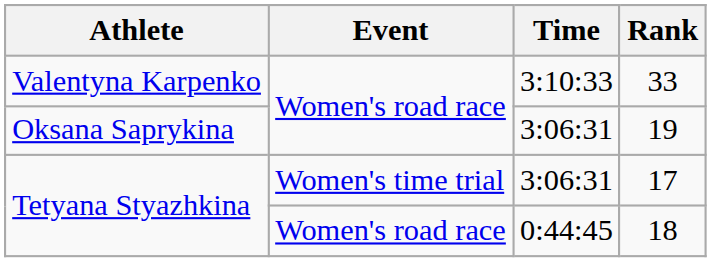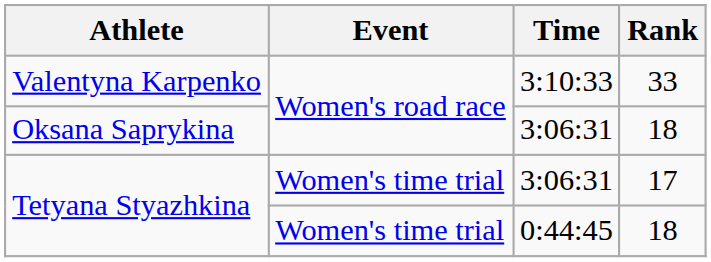(663, 130) 19 -> (663, 130) 18
(391, 230) Women's road race -> (390, 230) Women's time trial
